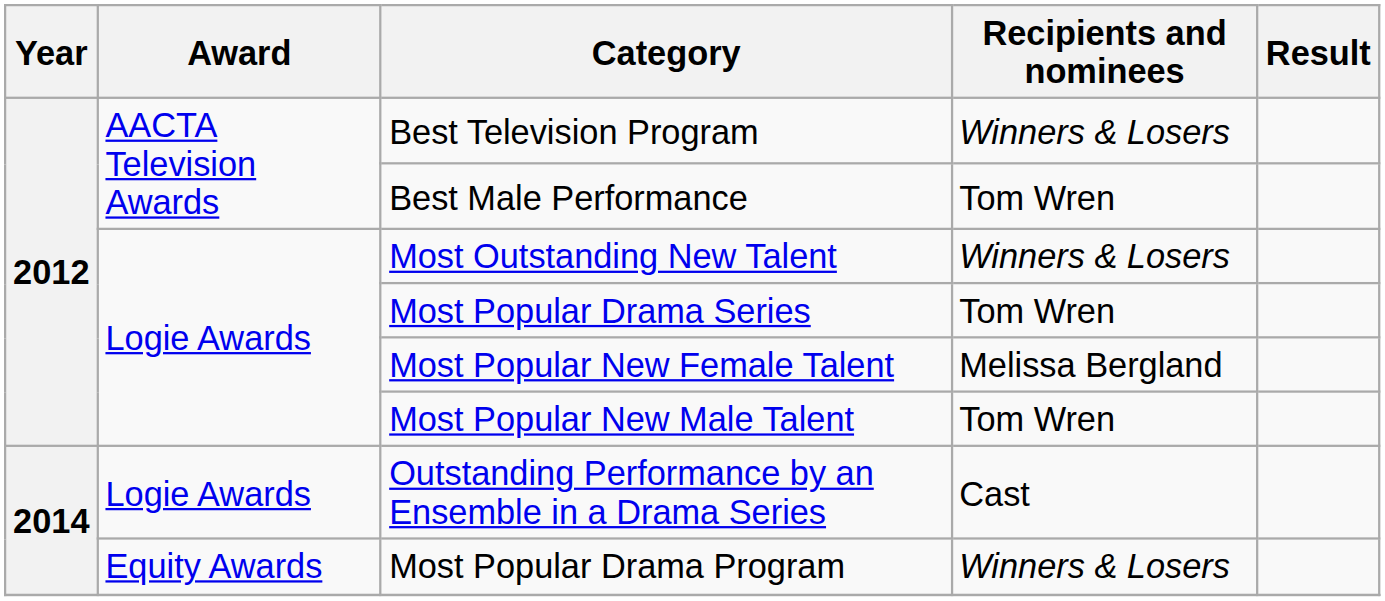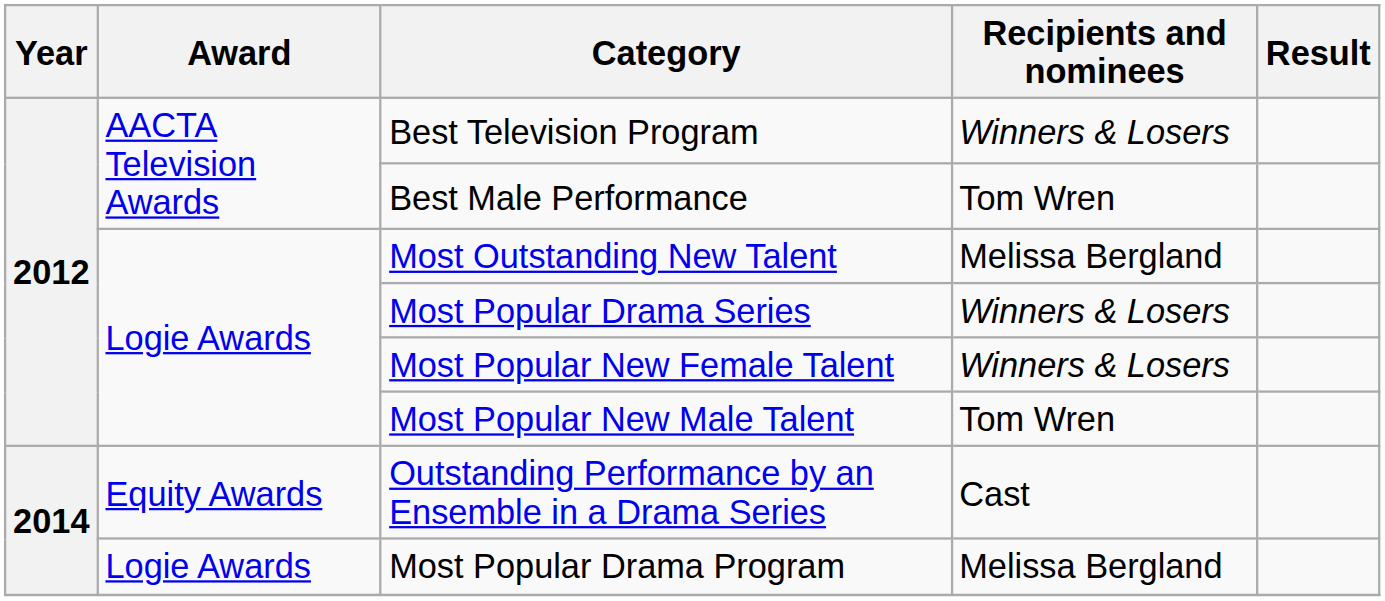(1095, 257) Winners & Losers -> (1091, 257) Melissa Bergland
(1037, 311) Tom Wren -> (1095, 311) Winners & Losers
(1091, 365) Melissa Bergland -> (1095, 365) Winners & Losers
(208, 493) Logie Awards -> (214, 493) Equity Awards
(214, 567) Equity Awards -> (208, 567) Logie Awards
(1095, 567) Winners & Losers -> (1091, 567) Melissa Bergland
